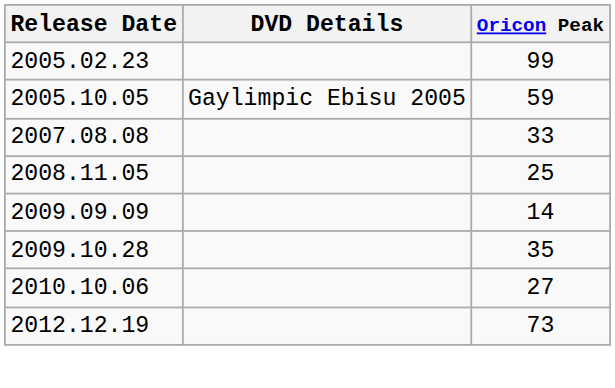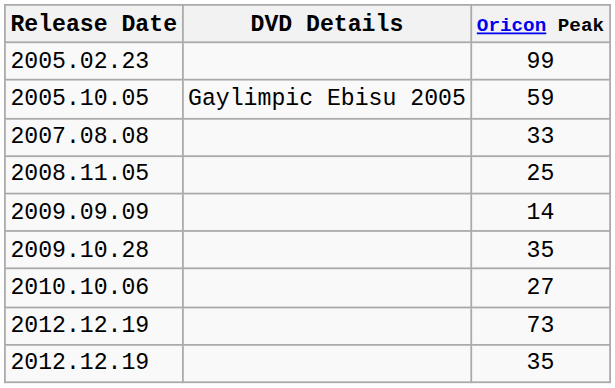+ row: (80, 363)
